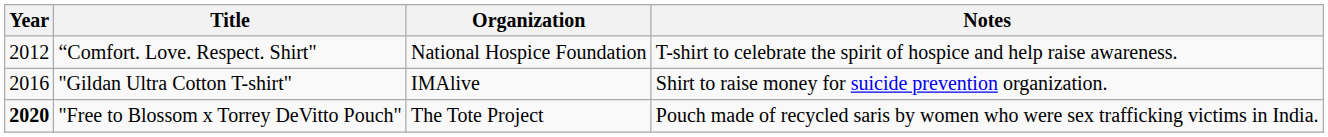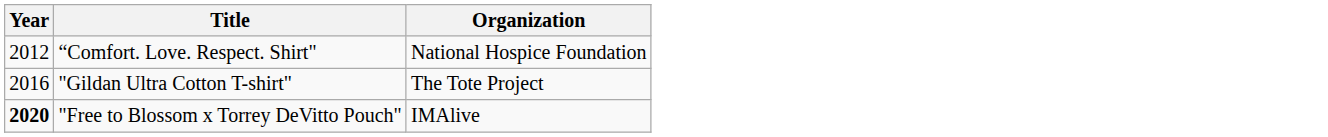- column: (987, 20)
(445, 83) IMAlive -> (477, 83) The Tote Project
(477, 115) The Tote Project -> (445, 115) IMAlive
